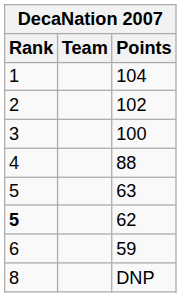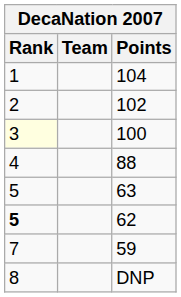(14, 134) no background -> (14, 134) lightyellow background
(14, 249) 6 -> (14, 249) 7
